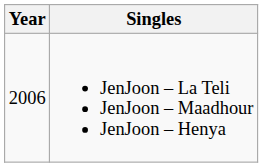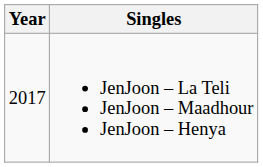(27, 97) 2006 -> (27, 97) 2017
